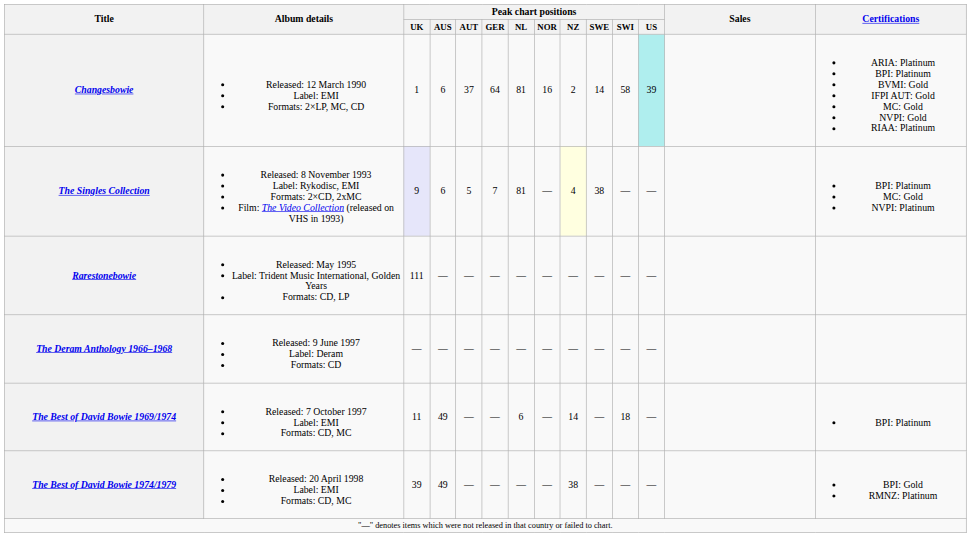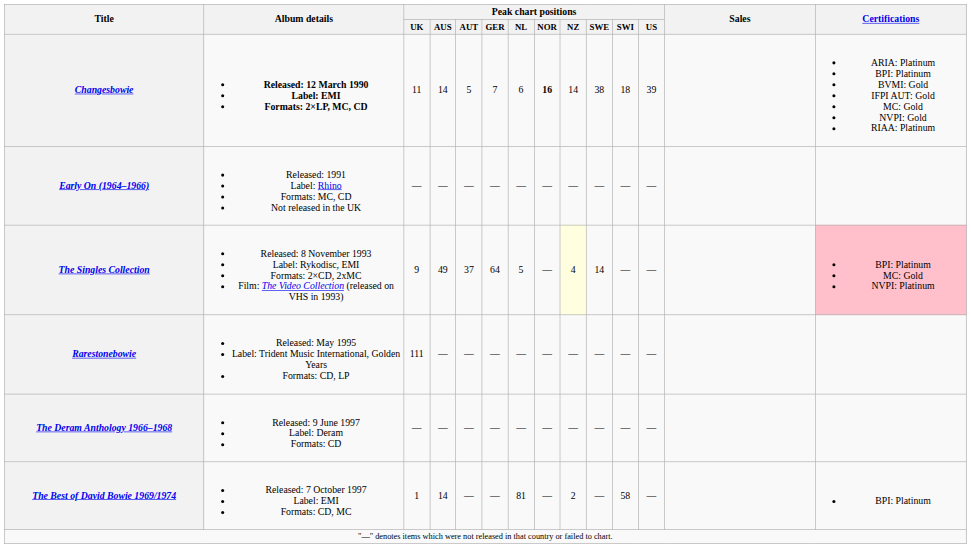(304, 96) normal -> (304, 96) bold
(417, 90) 1 -> (417, 90) 11
(443, 90) 6 -> (443, 90) 14
(469, 90) 37 -> (469, 90) 5
(495, 90) 64 -> (495, 90) 7
(521, 90) 81 -> (521, 90) 6
(547, 90) normal -> (547, 90) bold
(573, 90) 2 -> (573, 90) 14
(599, 90) 14 -> (599, 90) 38
(625, 90) 58 -> (625, 90) 18
(651, 90) paleturquoise background -> (651, 90) no background
+ row: (104, 185)
(417, 191) lavender background -> (417, 270) no background
(443, 191) 6 -> (443, 270) 49
(469, 191) 5 -> (469, 270) 37
(495, 191) 7 -> (495, 270) 64
(521, 191) 81 -> (521, 270) 5
(599, 191) 38 -> (599, 270) 14
(891, 197) no background -> (891, 275) pink background
(417, 417) 11 -> (417, 495) 1
(443, 417) 49 -> (443, 495) 14
(521, 417) 6 -> (521, 495) 81
(573, 417) 14 -> (573, 495) 2
(625, 417) 18 -> (625, 495) 58
- row: (104, 484)
